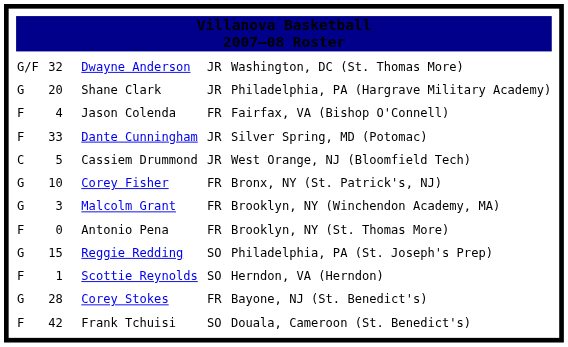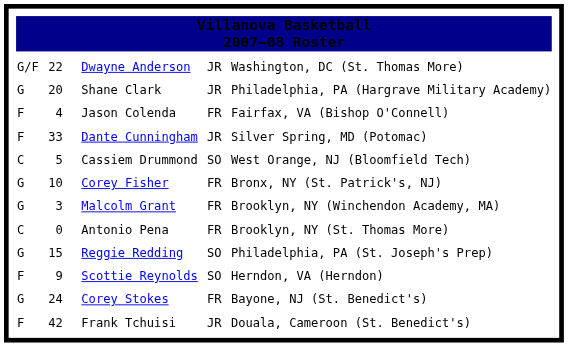(55, 67) 32 -> (55, 67) 22
(214, 160) JR -> (214, 160) SO
(21, 230) F -> (21, 230) C
(59, 276) 1 -> (59, 276) 9
(55, 299) 28 -> (55, 299) 24
(214, 323) SO -> (214, 323) JR
